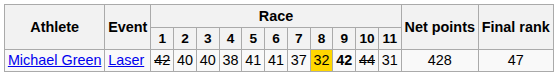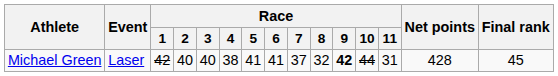(322, 60) gold background -> (322, 60) no background
(516, 60) 47 -> (516, 60) 45
